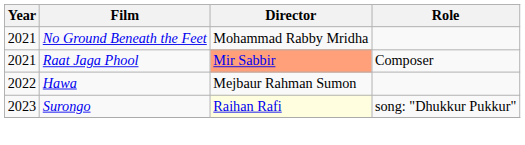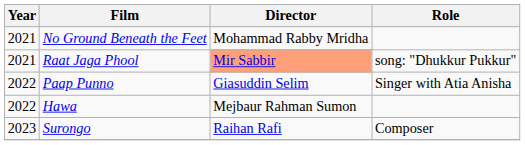(404, 60) Composer -> (446, 60) song: "Dhukkur Pukkur"
+ row: (78, 83)
(248, 106) lightyellow background -> (248, 128) no background
(446, 106) song: "Dhukkur Pukkur" -> (404, 128) Composer
